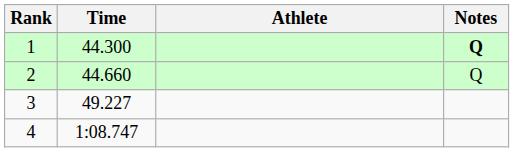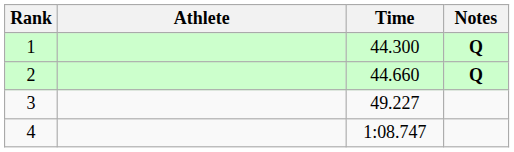columns swapped: (300, 18) <-> (107, 18)
(476, 75) normal -> (476, 75) bold
